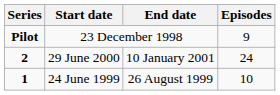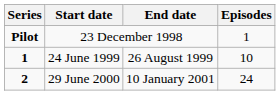(246, 36) 9 -> (246, 36) 1
rows swapped: (84, 79) <-> (84, 57)
